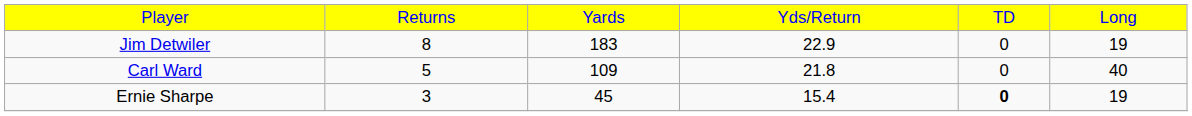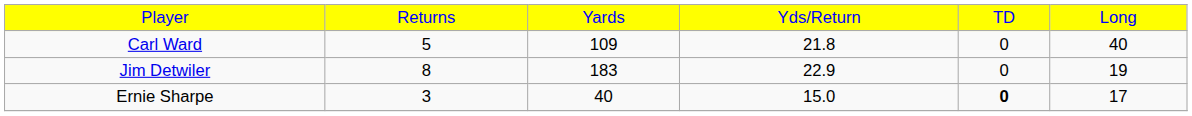rows swapped: (165, 44) <-> (165, 70)
(604, 96) 45 -> (604, 96) 40
(819, 96) 15.4 -> (819, 96) 15.0
(1118, 96) 19 -> (1118, 96) 17
